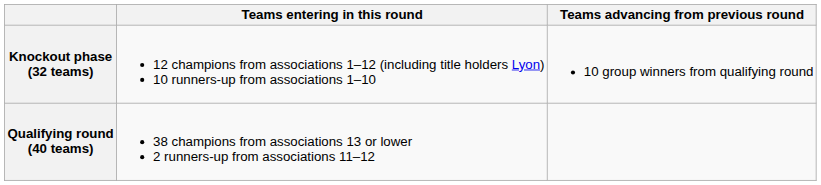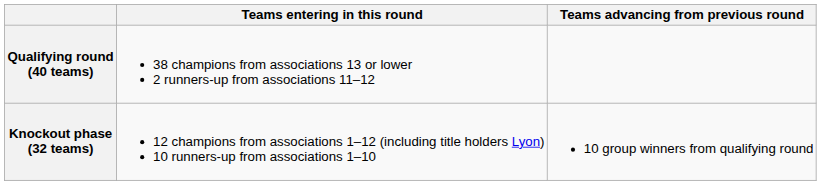rows swapped: (61, 141) <-> (61, 64)
